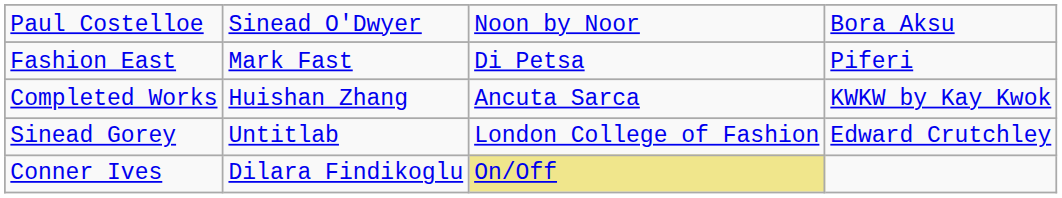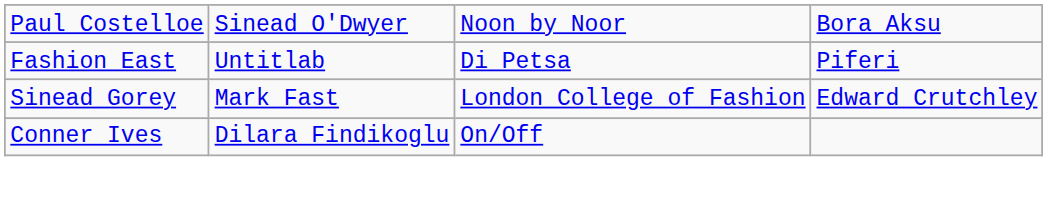(291, 61) Mark Fast -> (270, 61) Untitlab
- row: (114, 99)
(284, 136) Untitlab -> (277, 99) Mark Fast
(516, 174) khaki background -> (502, 136) no background
